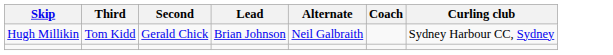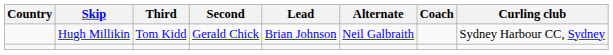+ column: (30, 14)
